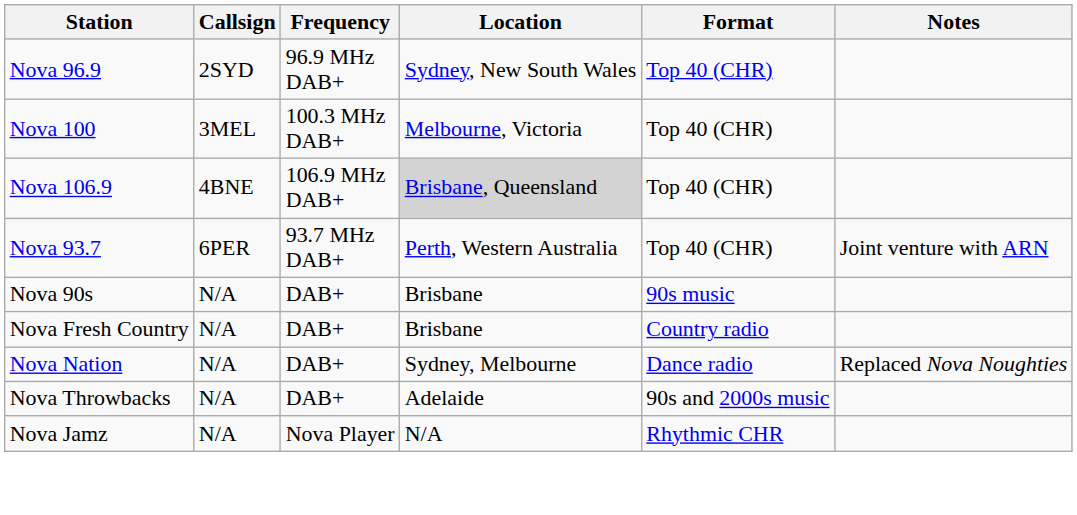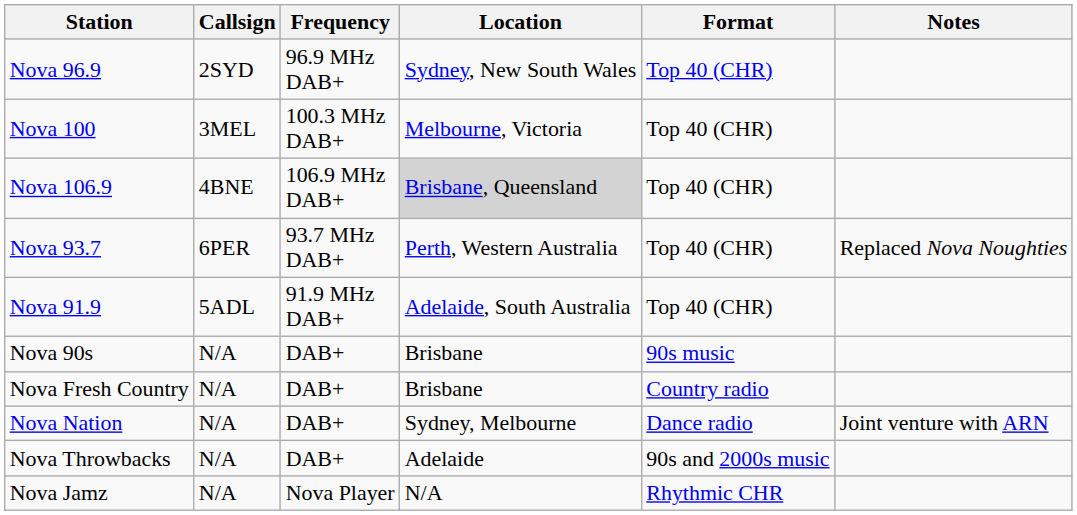(944, 247) Joint venture with ARN -> (954, 247) Replaced Nova Noughties
+ row: (55, 306)
(954, 363) Replaced Nova Noughties -> (944, 423) Joint venture with ARN
